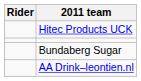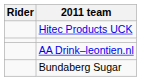rows swapped: (80, 51) <-> (86, 67)
